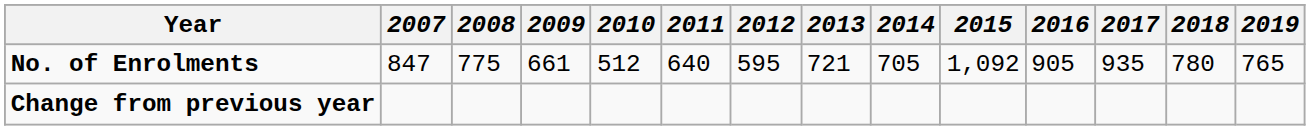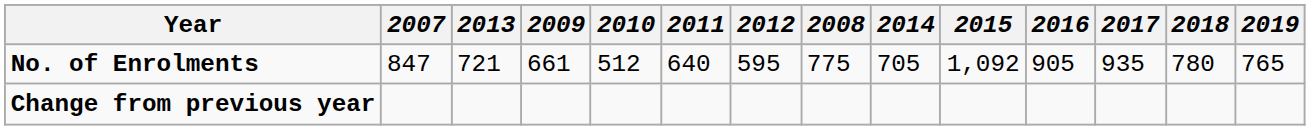columns swapped: (486, 25) <-> (836, 25)
